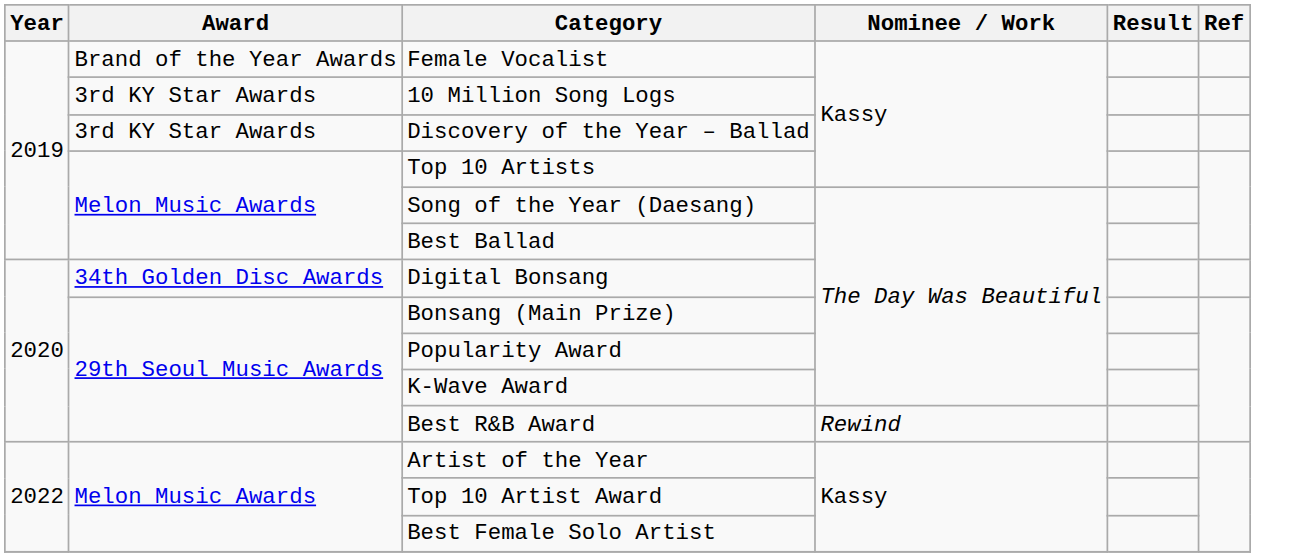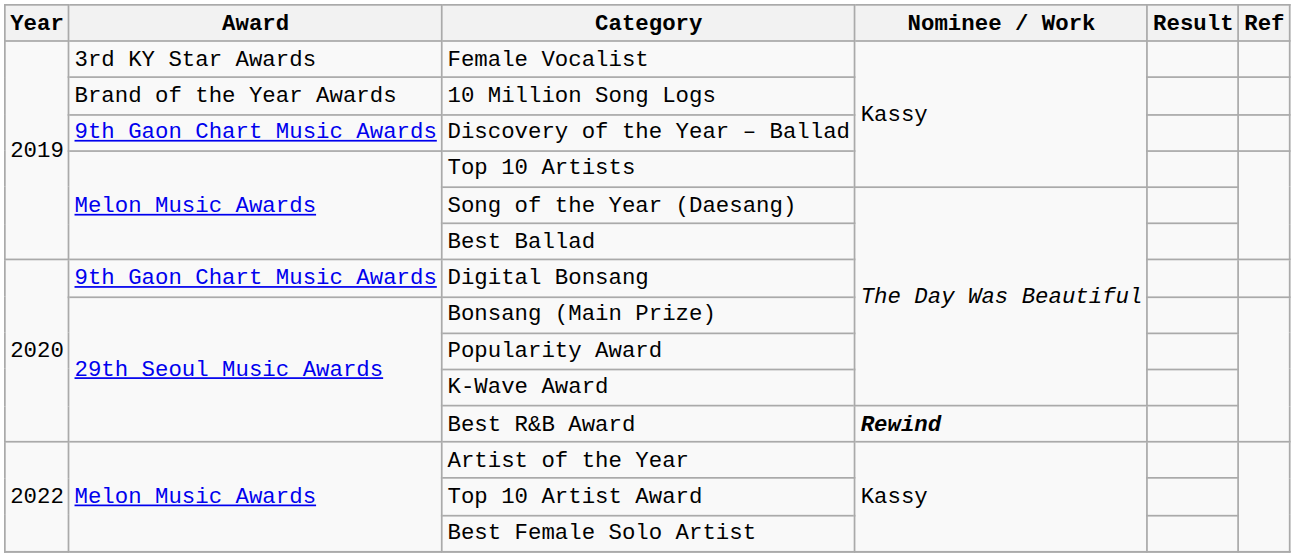(236, 60) Brand of the Year Awards -> (195, 60) 3rd KY Star Awards
(195, 96) 3rd KY Star Awards -> (236, 96) Brand of the Year Awards
(195, 132) 3rd KY Star Awards -> (256, 132) 9th Gaon Chart Music Awards
(229, 278) 34th Golden Disc Awards -> (256, 278) 9th Gaon Chart Music Awards
(861, 424) normal -> (901, 424) bold
